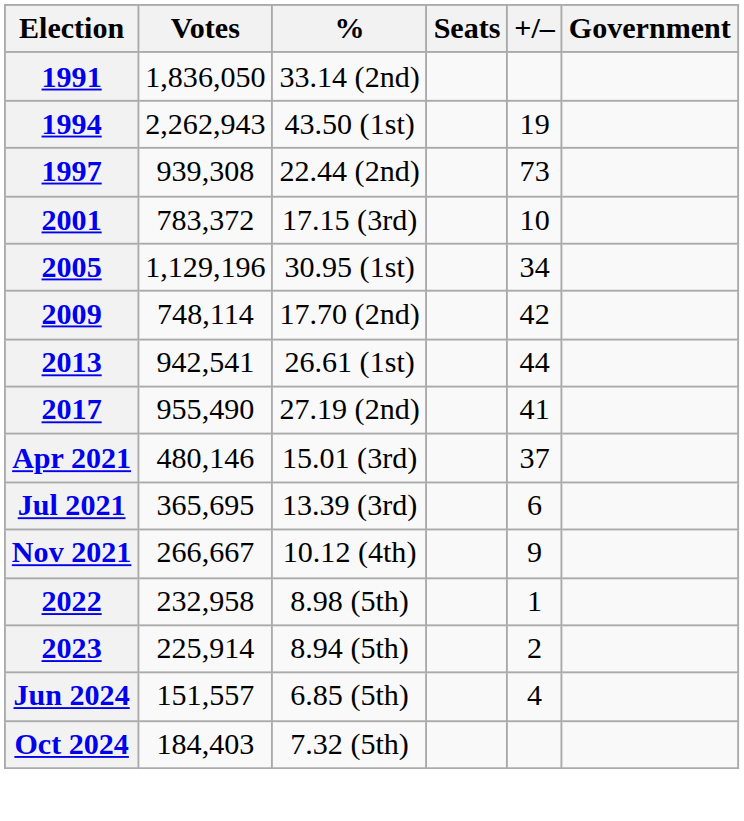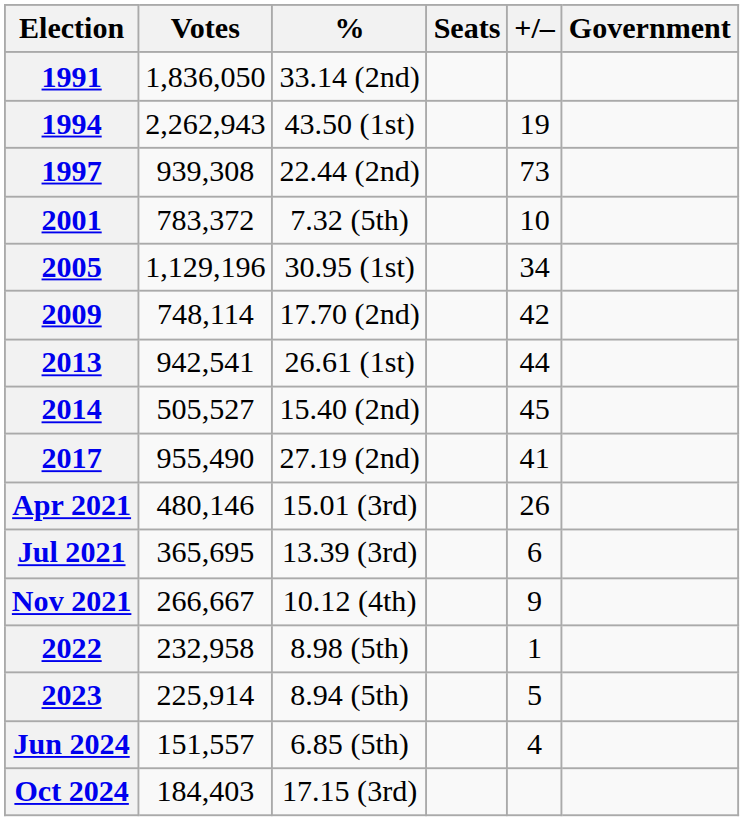(350, 219) 17.15 (3rd) -> (350, 219) 7.32 (5th)
+ row: (72, 409)
(535, 457) 37 -> (535, 505) 26
(535, 648) 2 -> (535, 696) 5
(350, 743) 7.32 (5th) -> (350, 791) 17.15 (3rd)
